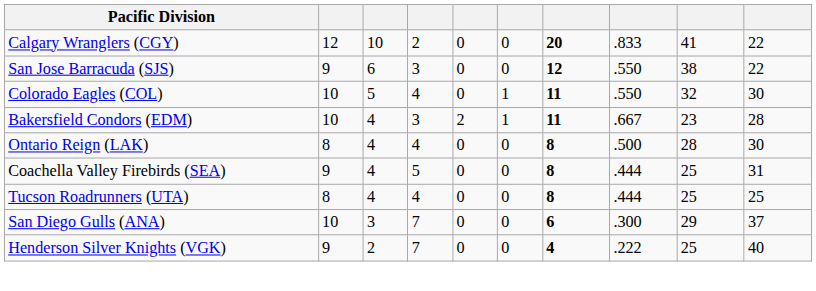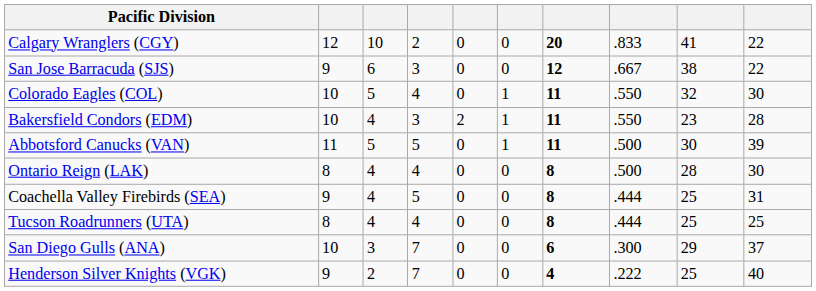(628, 68) .550 -> (628, 68) .667
(628, 119) .667 -> (628, 119) .550
+ row: (99, 145)
